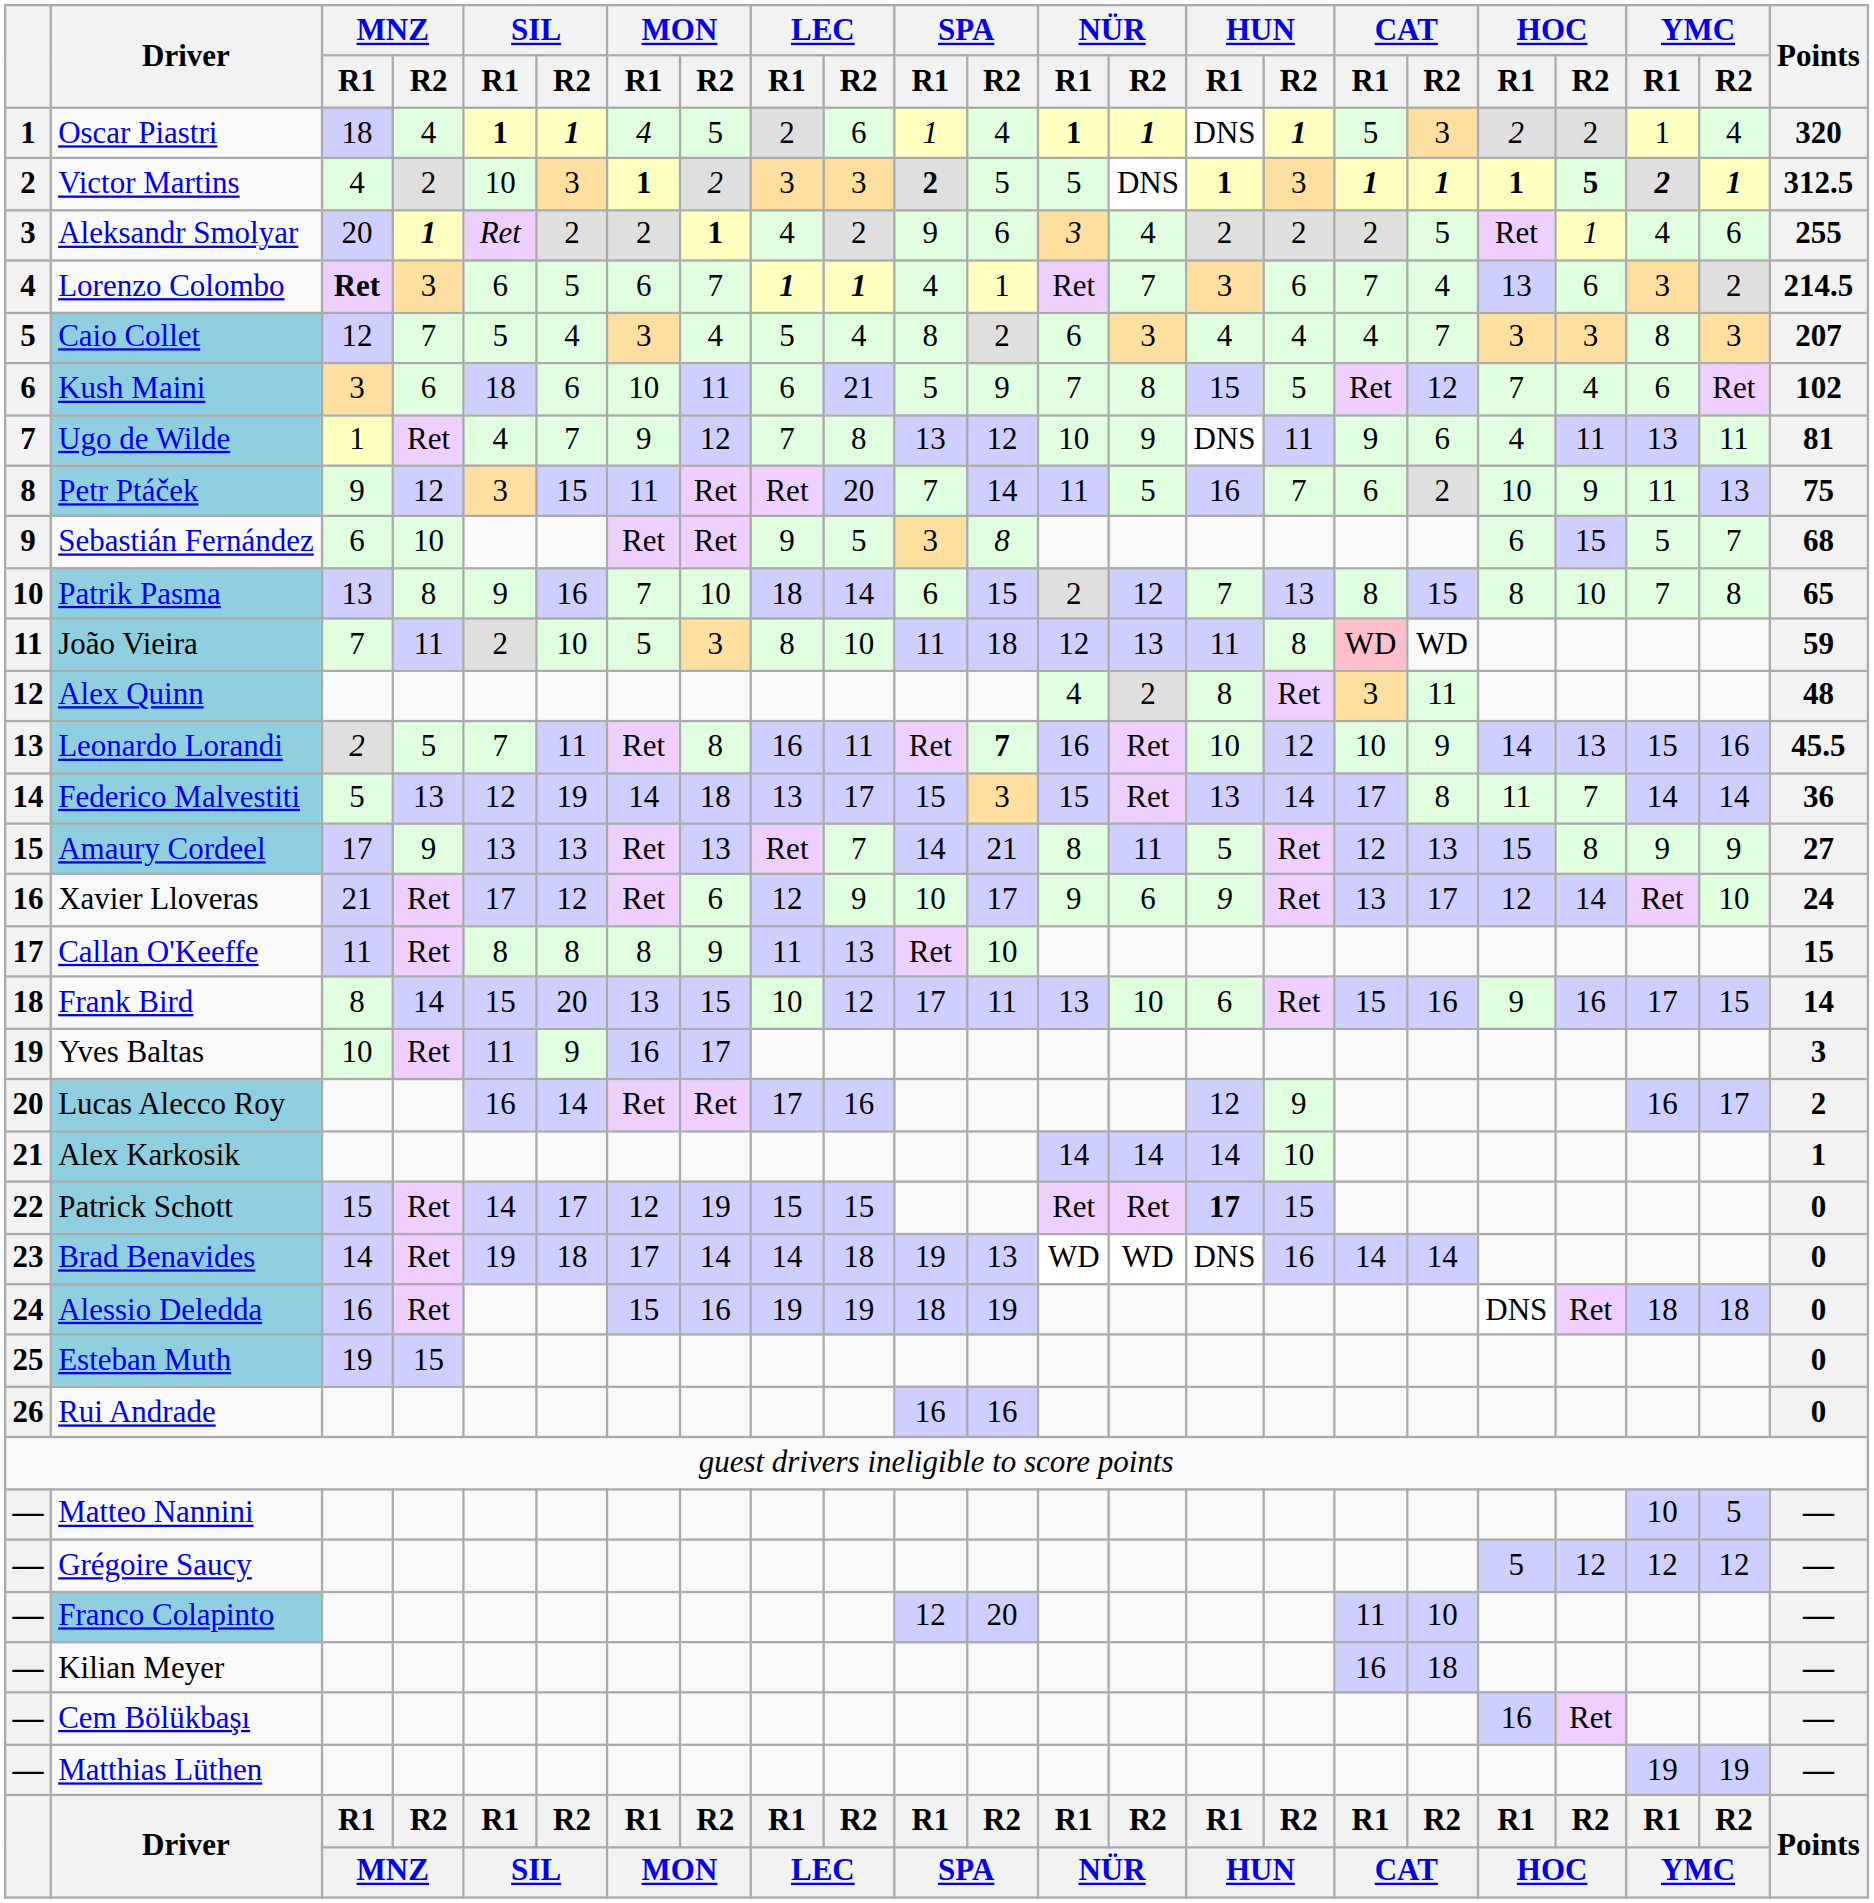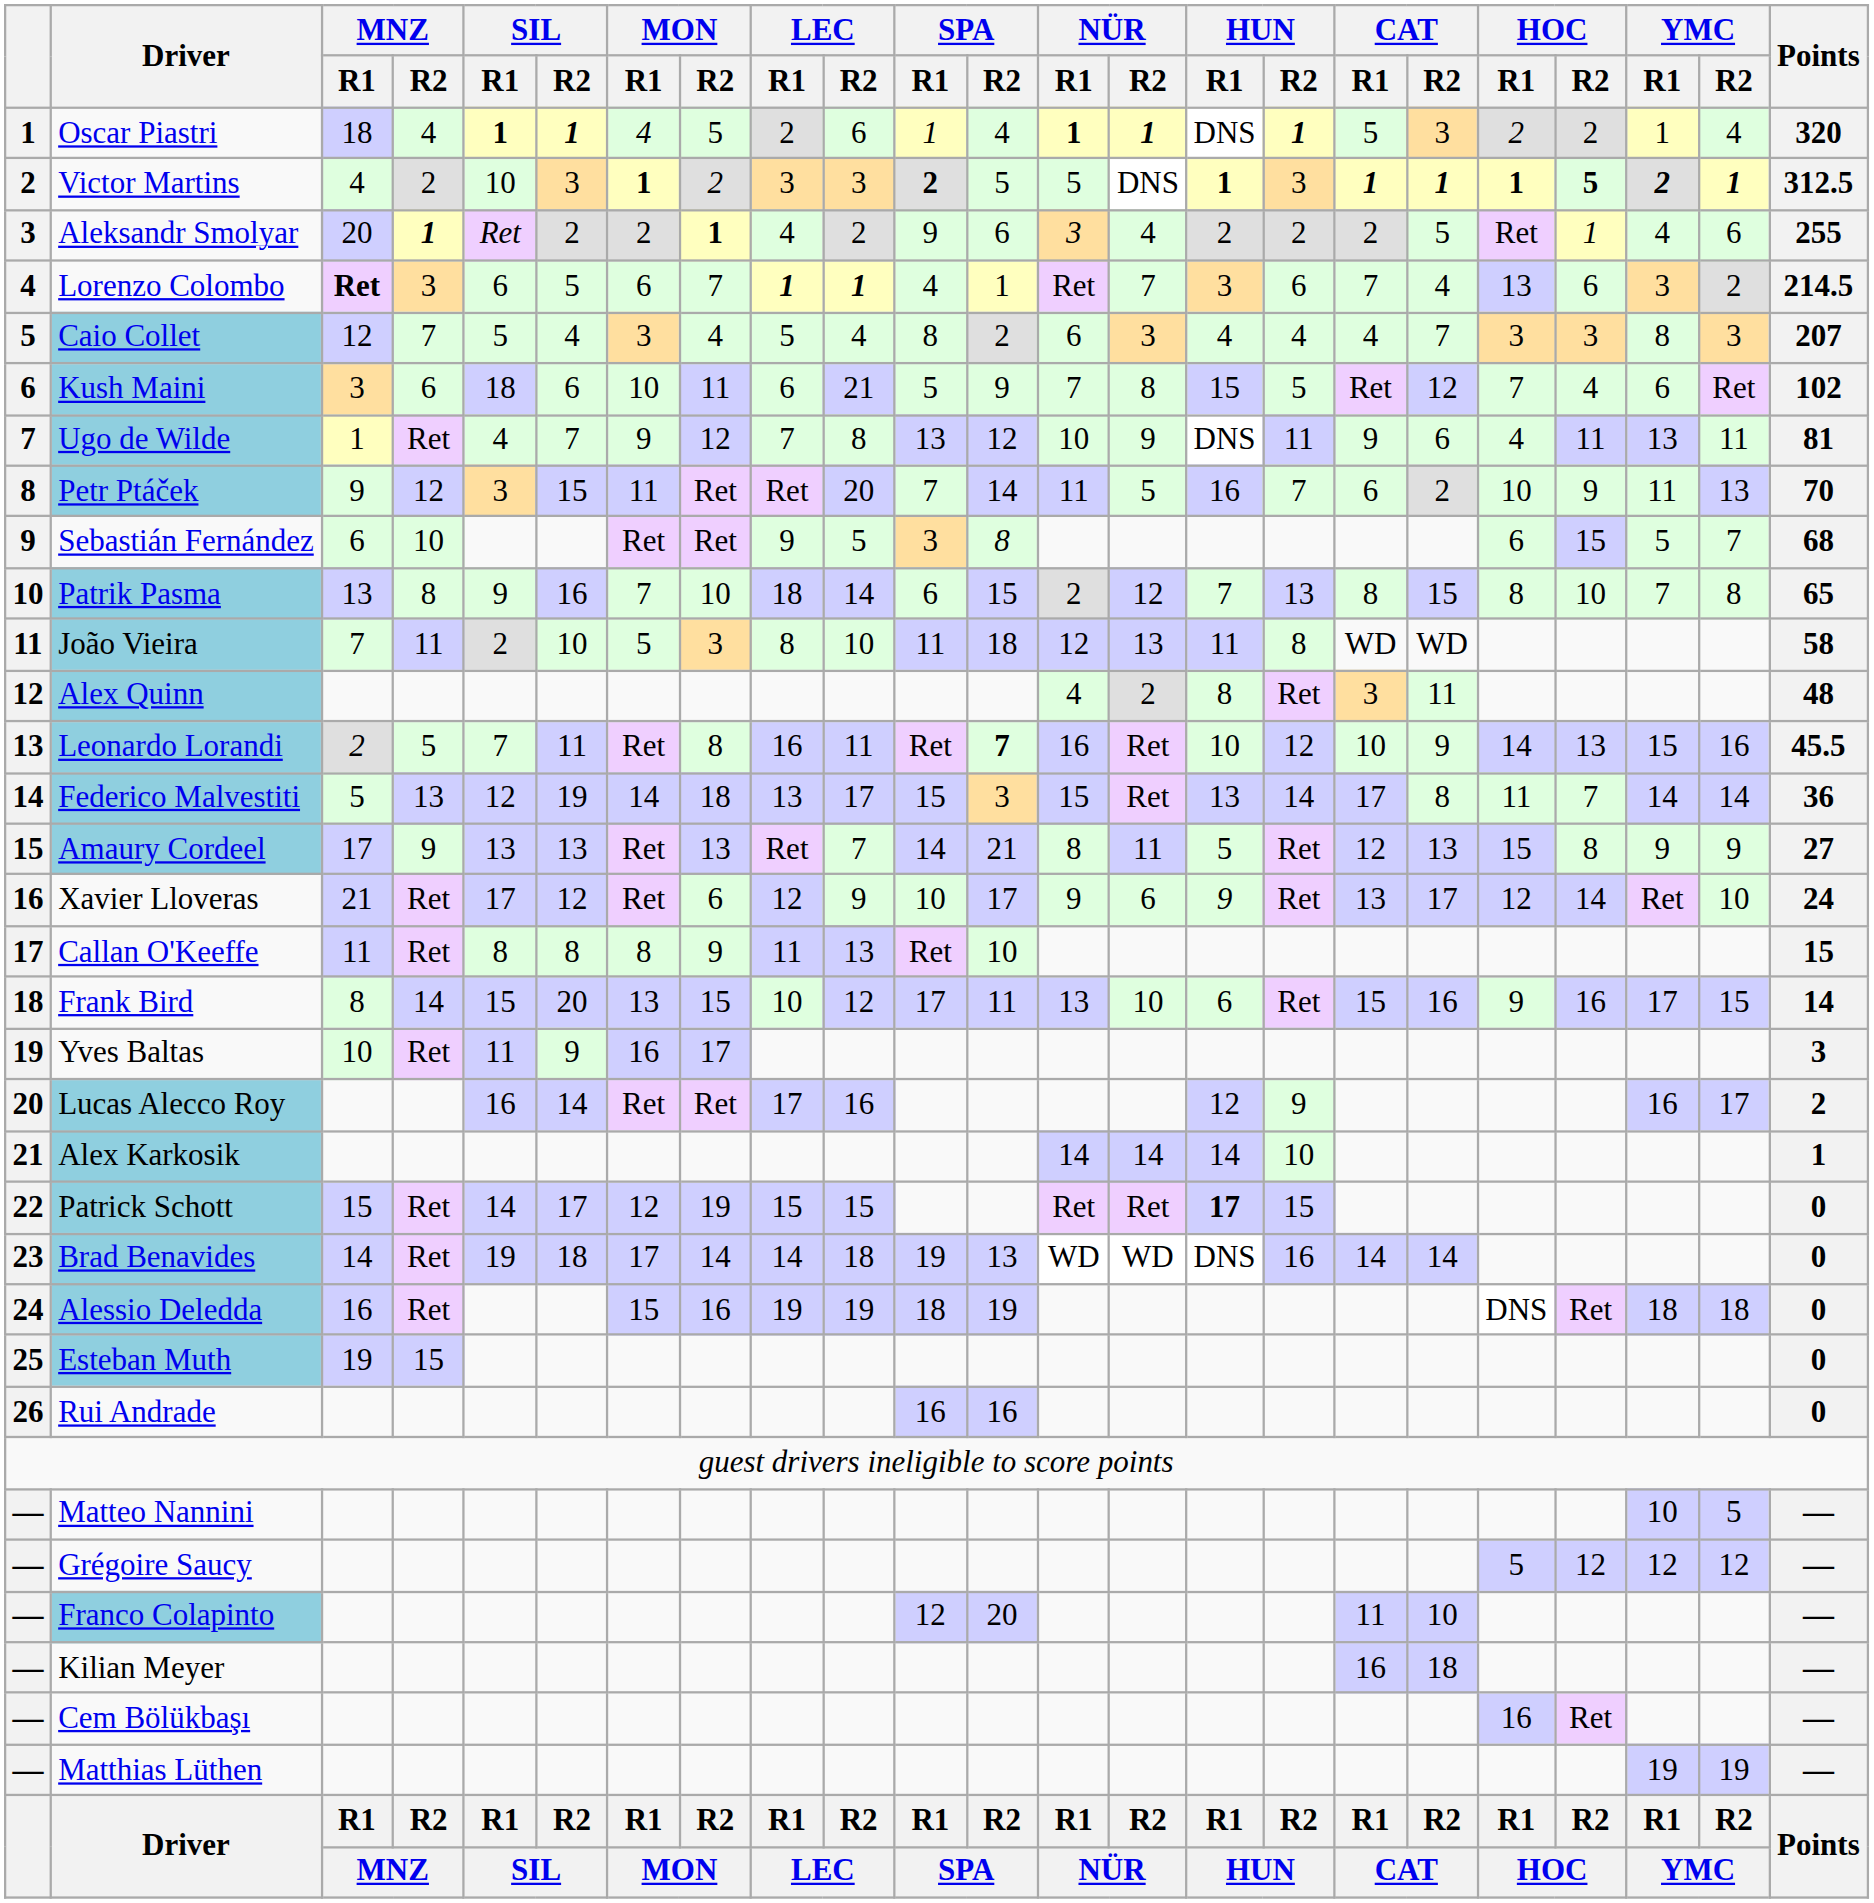(1818, 490) 75 -> (1818, 490) 70
(1370, 643) pink background -> (1370, 643) no background
(1818, 643) 59 -> (1818, 643) 58
